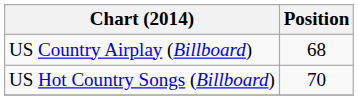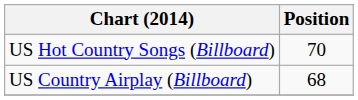rows swapped: (131, 49) <-> (142, 79)
